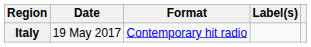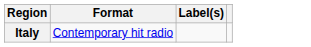- column: (87, 13)
